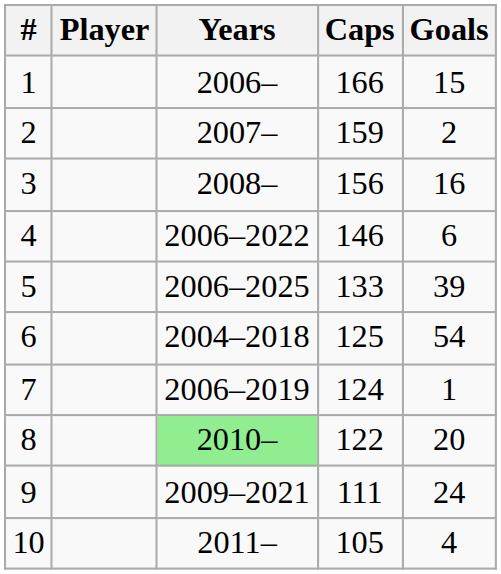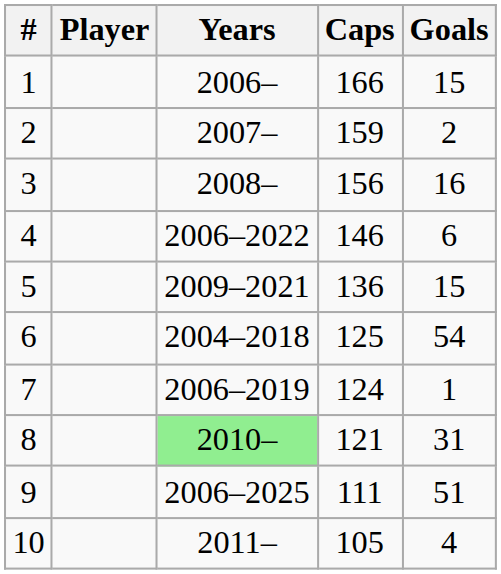(237, 286) 2006–2025 -> (237, 286) 2009–2021
(360, 286) 133 -> (360, 286) 136
(449, 286) 39 -> (449, 286) 15
(360, 440) 122 -> (360, 440) 121
(449, 440) 20 -> (449, 440) 31
(237, 491) 2009–2021 -> (237, 491) 2006–2025
(449, 491) 24 -> (449, 491) 51
